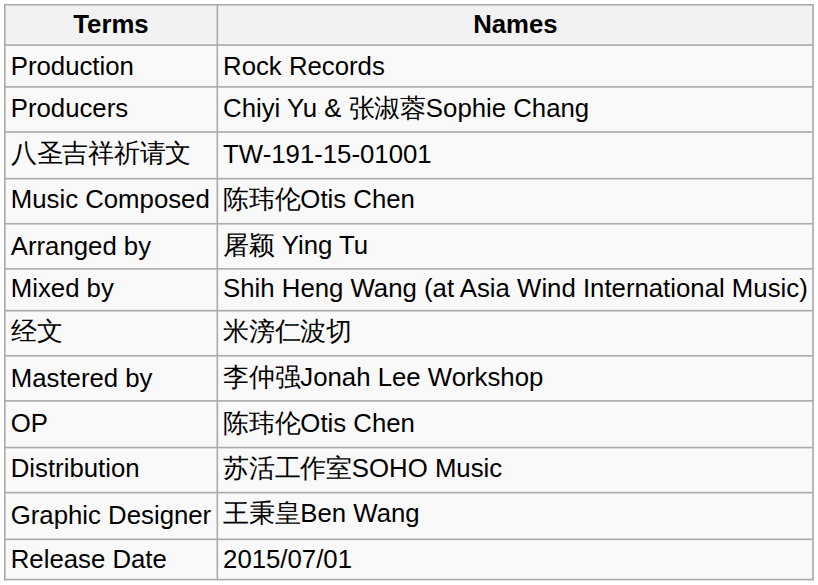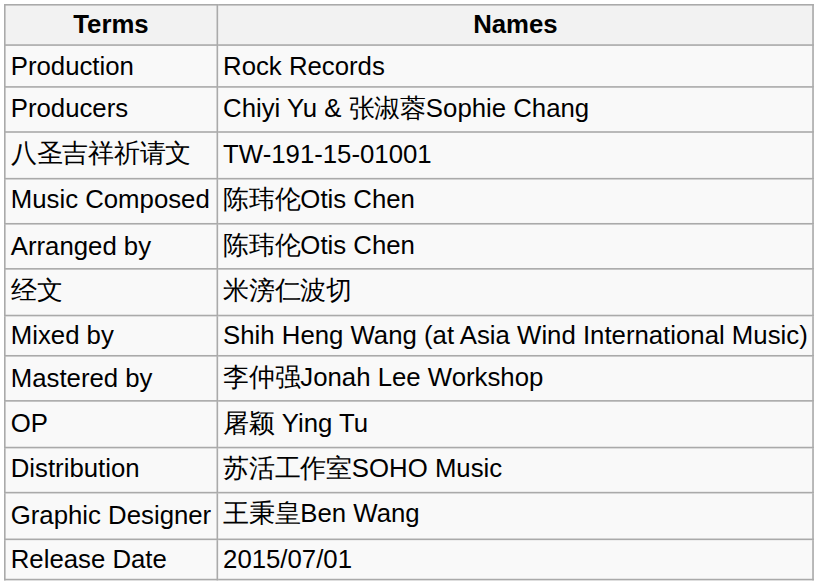(296, 245) 屠颖 Ying Tu -> (319, 245) 陈玮伦Otis Chen
rows swapped: (37, 331) <-> (62, 289)
(319, 423) 陈玮伦Otis Chen -> (296, 423) 屠颖 Ying Tu
